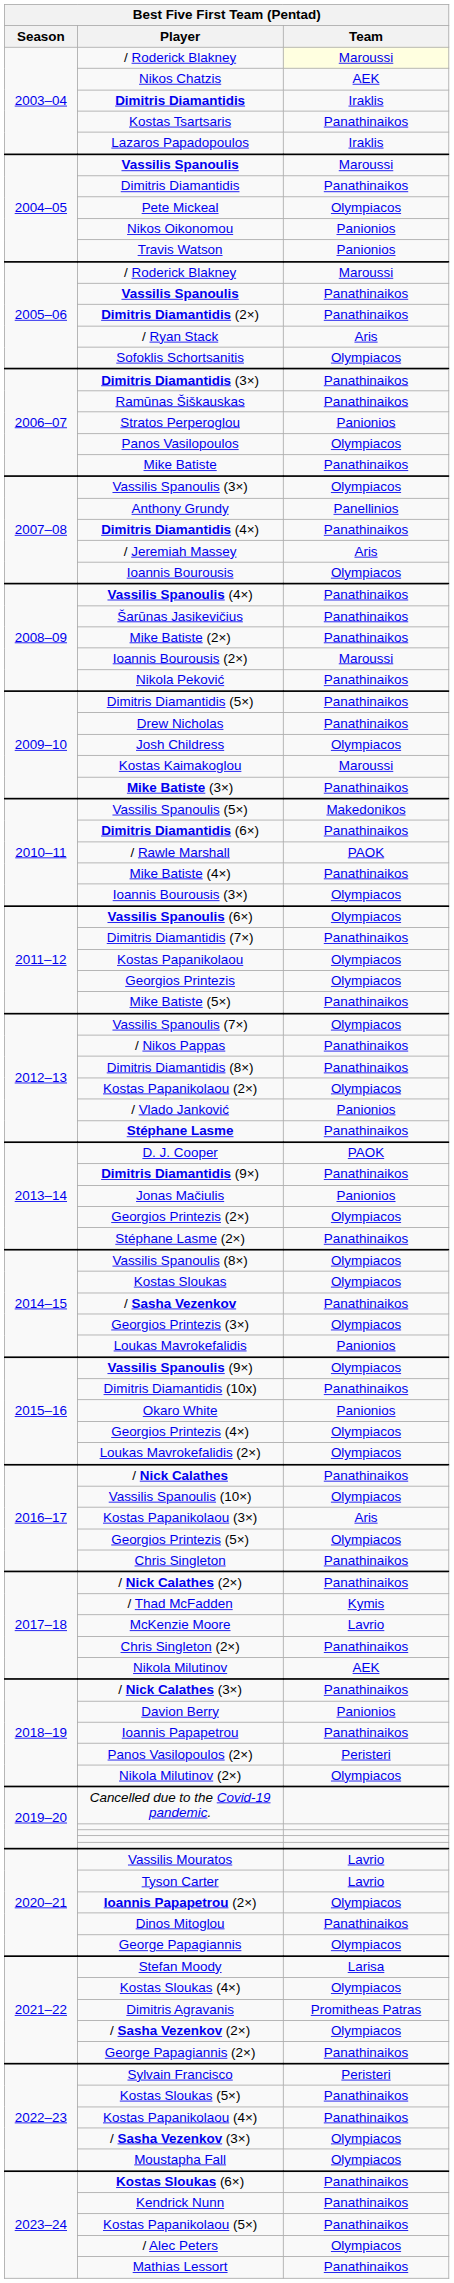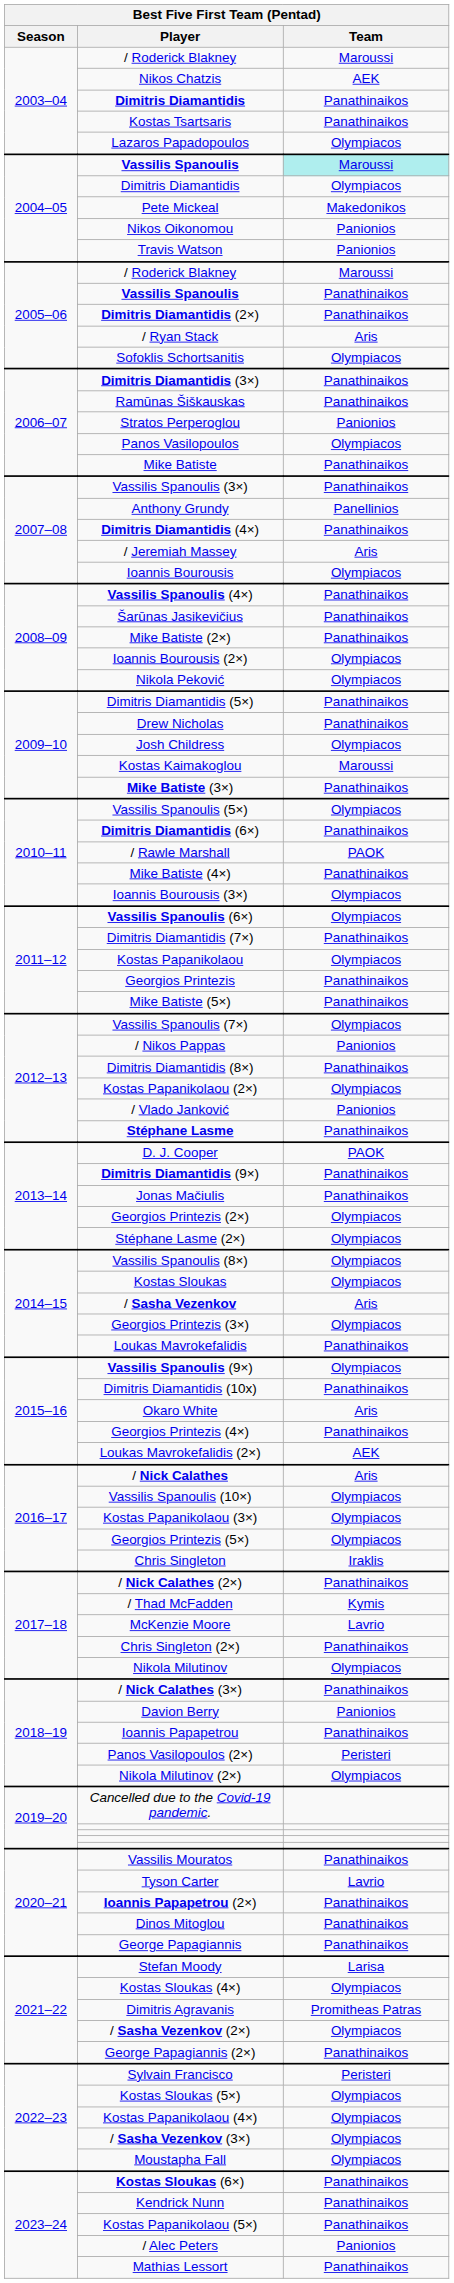(366, 57) lightyellow background -> (366, 57) no background
(366, 100) Iraklis -> (366, 100) Panathinaikos
(366, 143) Iraklis -> (366, 143) Olympiacos
(366, 165) no background -> (366, 165) paleturquoise background
(366, 186) Panathinaikos -> (366, 186) Olympiacos
(366, 207) Olympiacos -> (366, 207) Makedonikos
(366, 487) Olympiacos -> (366, 487) Panathinaikos
(366, 658) Maroussi -> (366, 658) Olympiacos
(366, 680) Panathinaikos -> (366, 680) Olympiacos
(366, 809) Makedonikos -> (366, 809) Olympiacos
(366, 981) Olympiacos -> (366, 981) Panathinaikos
(366, 1045) Panathinaikos -> (366, 1045) Panionios
(366, 1195) Panionios -> (366, 1195) Panathinaikos
(366, 1238) Panathinaikos -> (366, 1238) Olympiacos
(366, 1303) Panathinaikos -> (366, 1303) Aris
(366, 1345) Panionios -> (366, 1345) Panathinaikos
(366, 1410) Panionios -> (366, 1410) Aris
(366, 1432) Olympiacos -> (366, 1432) Panathinaikos
(366, 1453) Olympiacos -> (366, 1453) AEK
(366, 1475) Panathinaikos -> (366, 1475) Aris
(366, 1518) Aris -> (366, 1518) Olympiacos
(366, 1560) Panathinaikos -> (366, 1560) Iraklis
(366, 1668) AEK -> (366, 1668) Olympiacos
(366, 1859) Lavrio -> (366, 1859) Panathinaikos
(366, 1902) Olympiacos -> (366, 1902) Panathinaikos
(366, 1945) Olympiacos -> (366, 1945) Panathinaikos
(366, 2095) Panathinaikos -> (366, 2095) Olympiacos
(366, 2117) Panathinaikos -> (366, 2117) Olympiacos
(366, 2245) Olympiacos -> (366, 2245) Panionios
